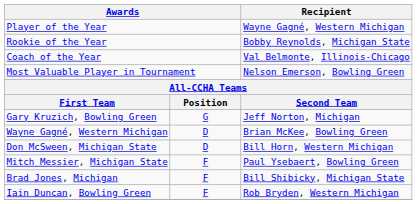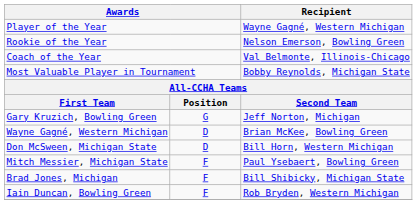(327, 42) Bobby Reynolds, Michigan State -> (324, 42) Nelson Emerson, Bowling Green
(324, 72) Nelson Emerson, Bowling Green -> (327, 72) Bobby Reynolds, Michigan State
